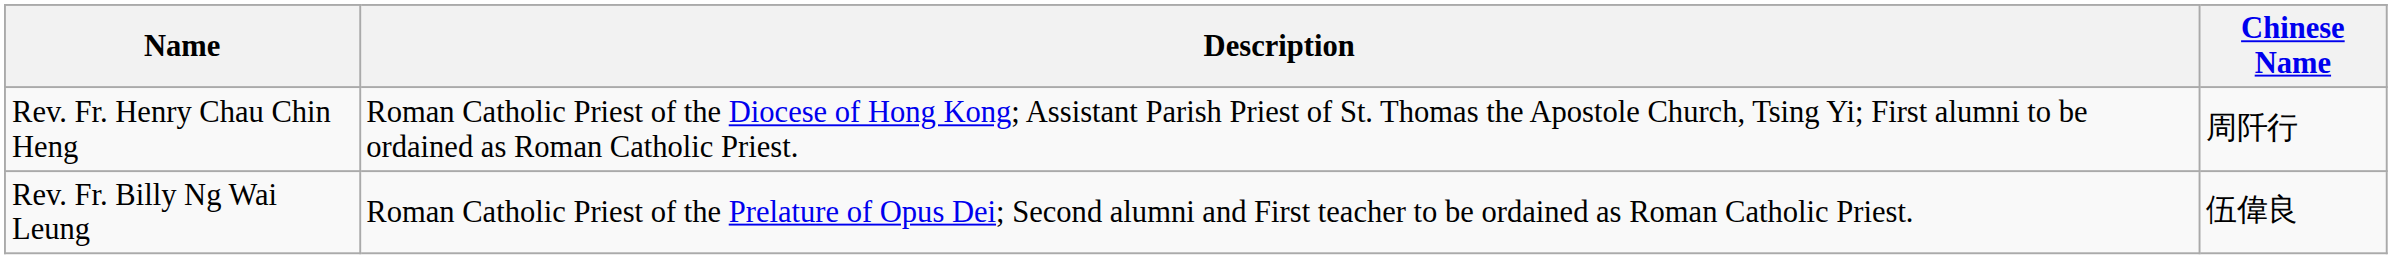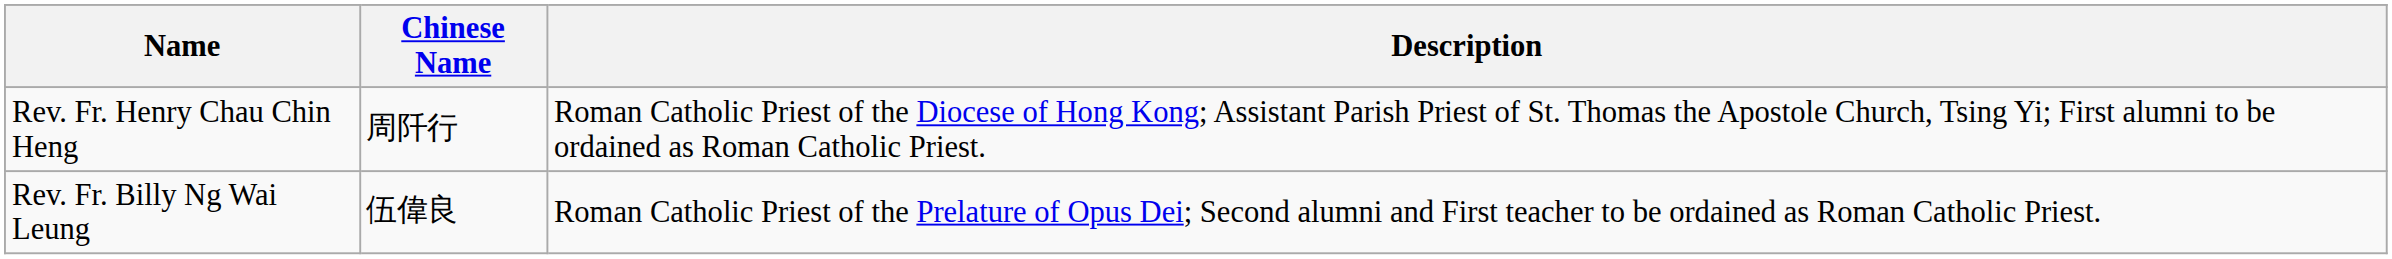columns swapped: (2293, 45) <-> (1279, 45)
